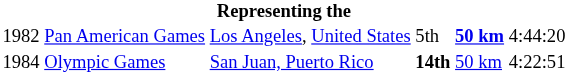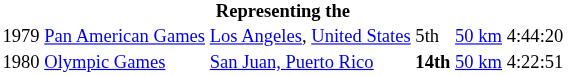(21, 36) 1982 -> (21, 36) 1979
(480, 36) bold -> (479, 36) normal
(21, 61) 1984 -> (21, 61) 1980
